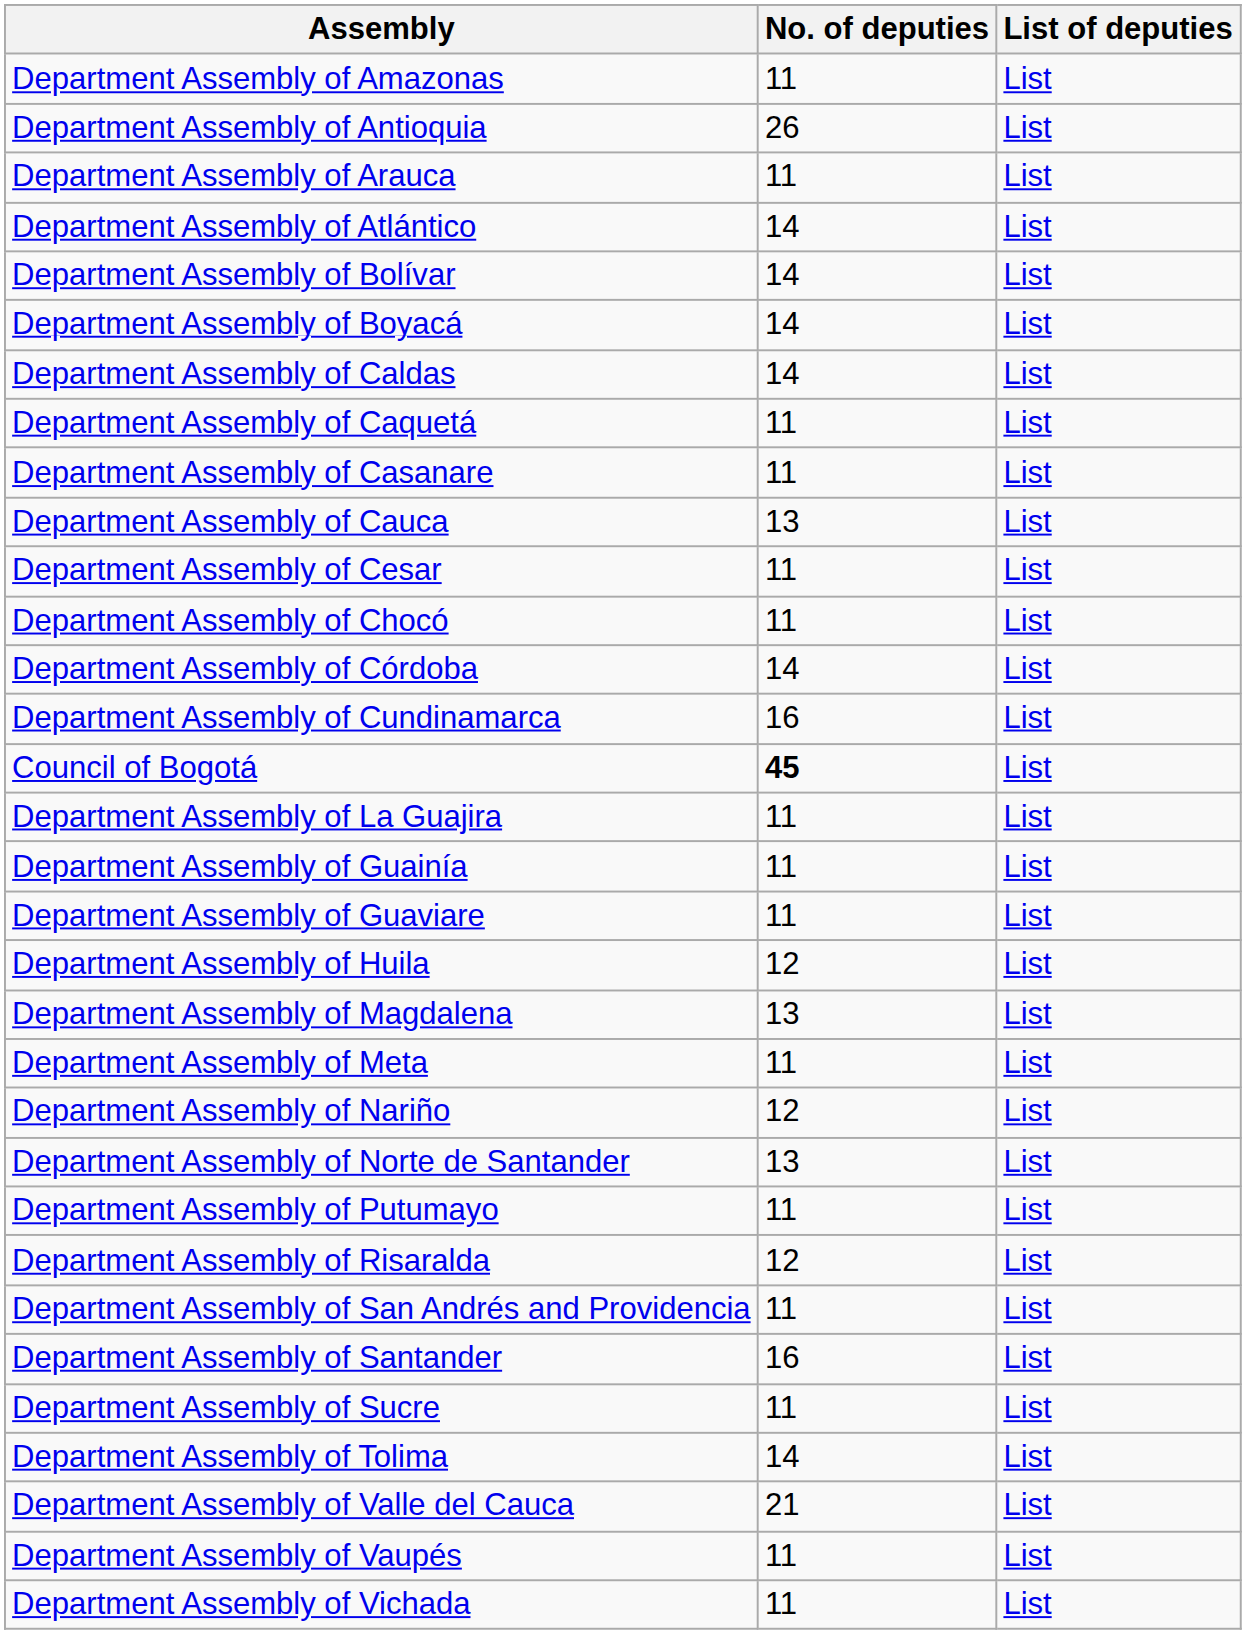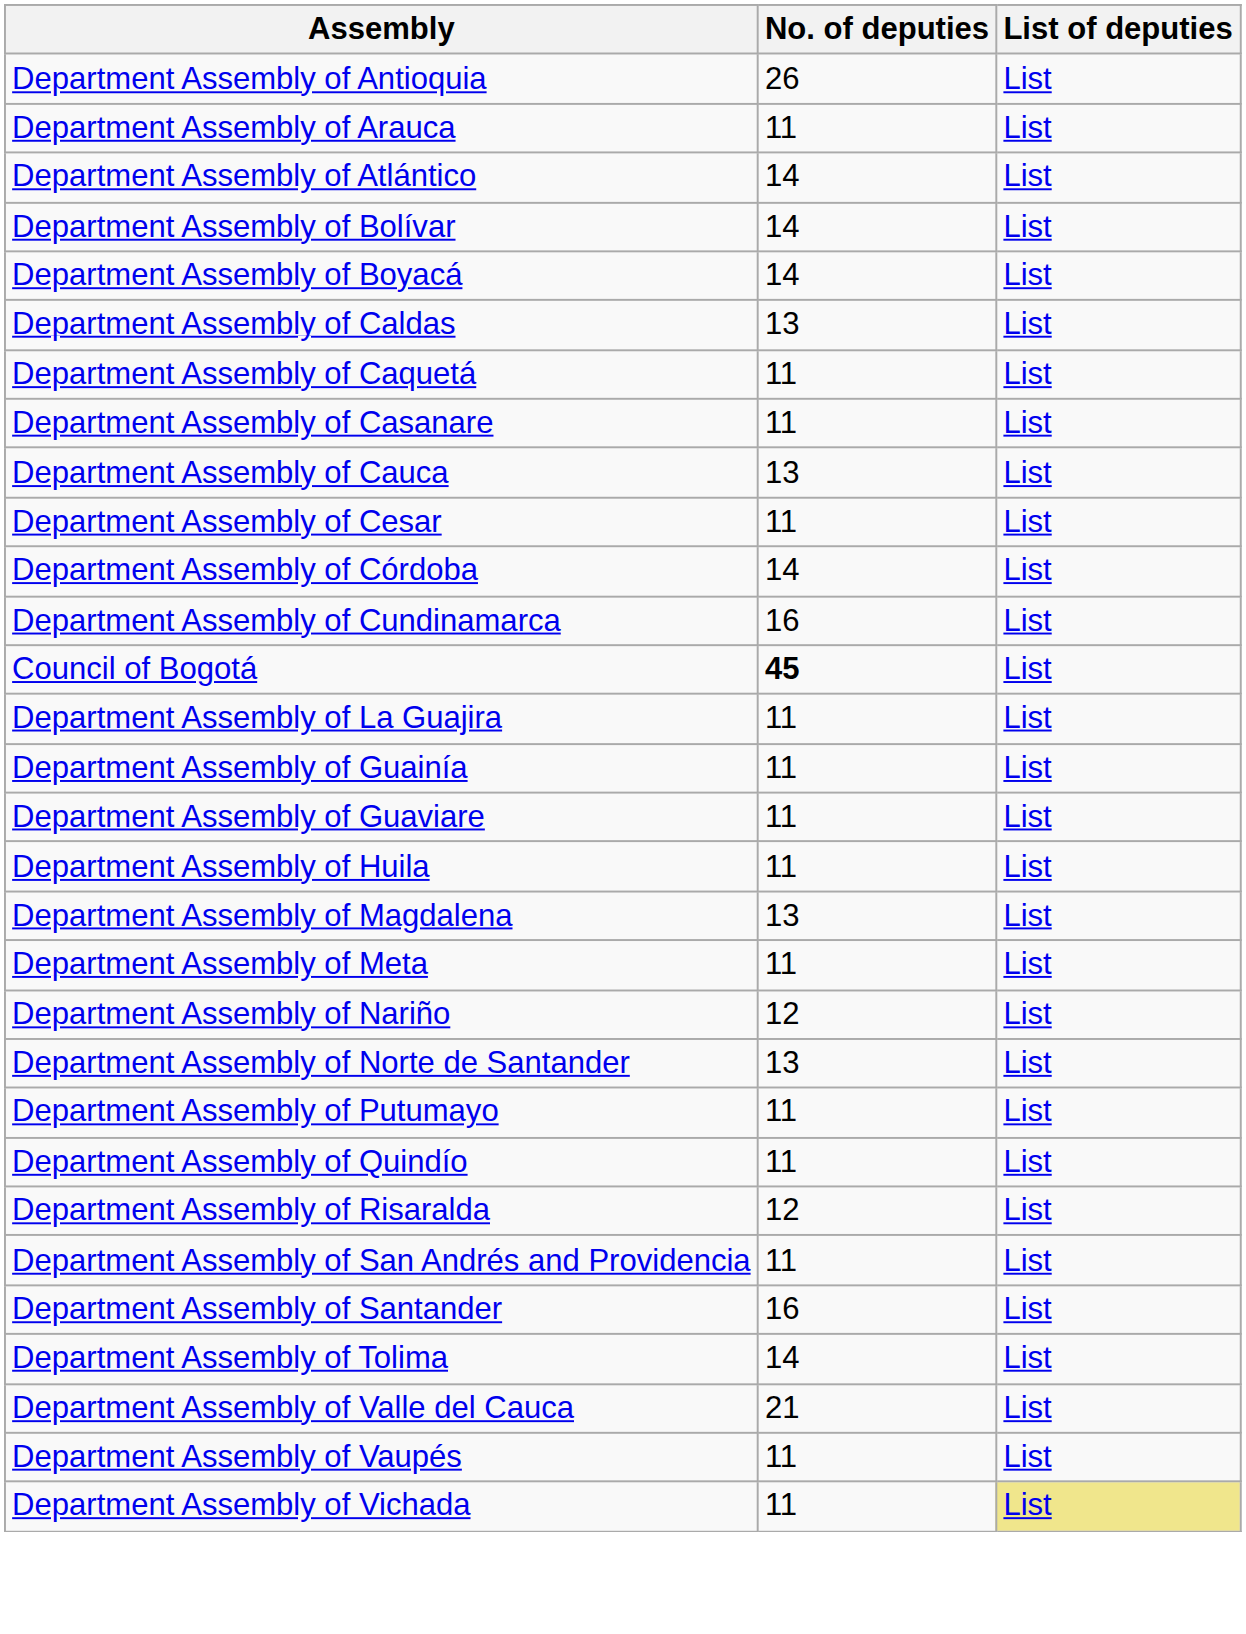- row: (258, 78)
(782, 373) 14 -> (782, 324) 13
- row: (230, 619)
(782, 964) 12 -> (781, 865) 11
+ row: (240, 1161)
- row: (226, 1407)
(1028, 1604) no background -> (1028, 1505) khaki background
